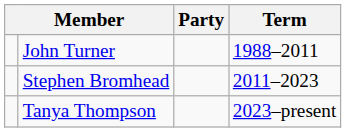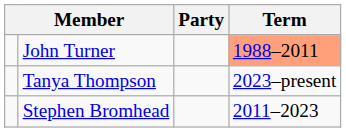(276, 50) no background -> (276, 50) lightsalmon background
rows swapped: (96, 80) <-> (89, 111)
